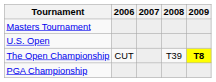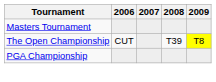- row: (28, 41)
(199, 56) bold -> (199, 41) normal
